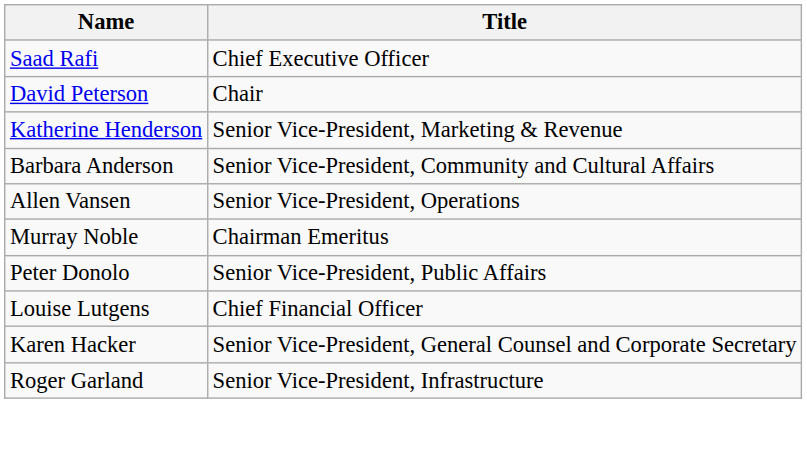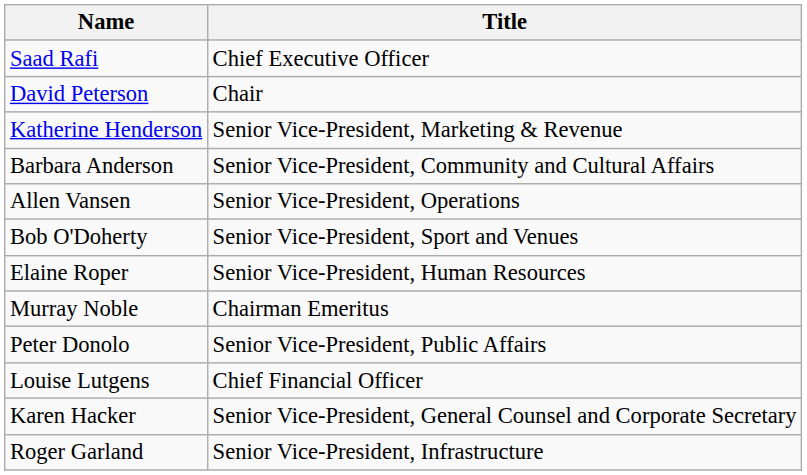+ row: (79, 237)
+ row: (69, 272)
